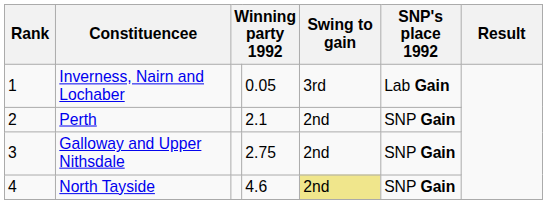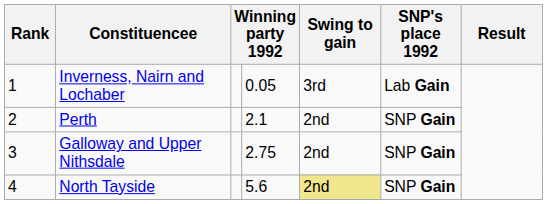(256, 186) 4.6 -> (256, 186) 5.6
